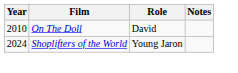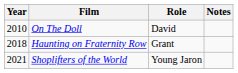+ row: (89, 44)
(17, 44) 2024 -> (17, 60) 2021
